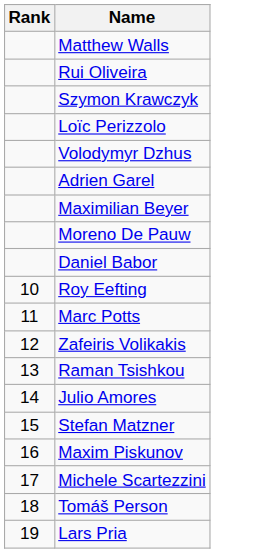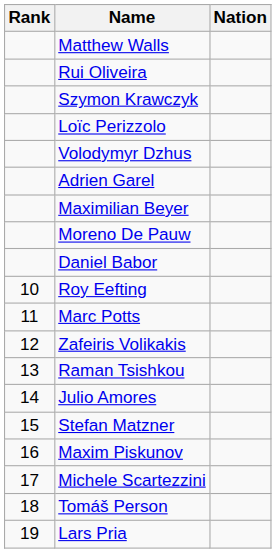+ column: (240, 18)
